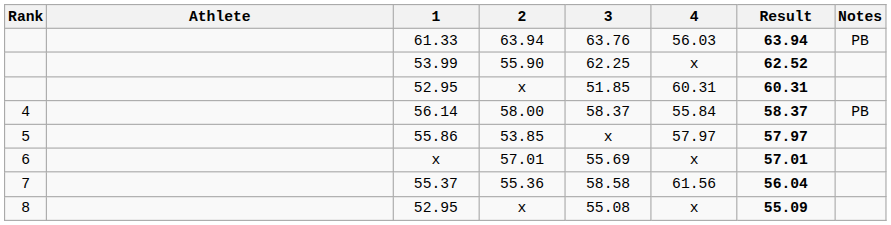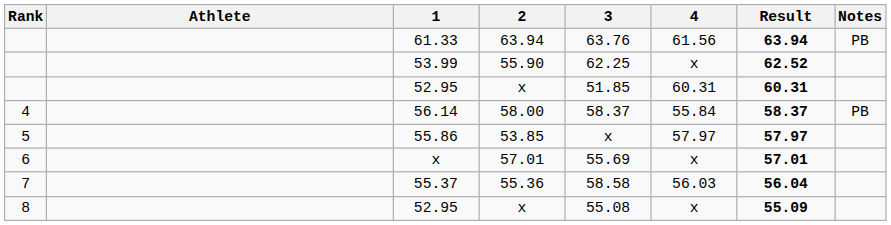(694, 40) 56.03 -> (694, 40) 61.56
(694, 184) 61.56 -> (694, 184) 56.03
